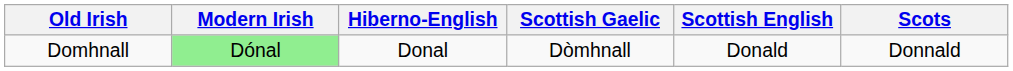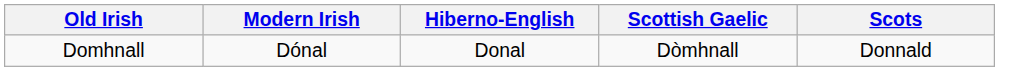- column: (757, 19)
(255, 50) lightgreen background -> (302, 50) no background
